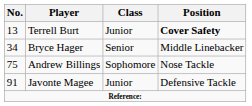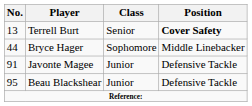(119, 30) Junior -> (121, 30) Senior
(12, 47) 34 -> (12, 47) 44
(119, 47) Senior -> (131, 47) Sophomore
- row: (64, 64)
+ row: (65, 82)
